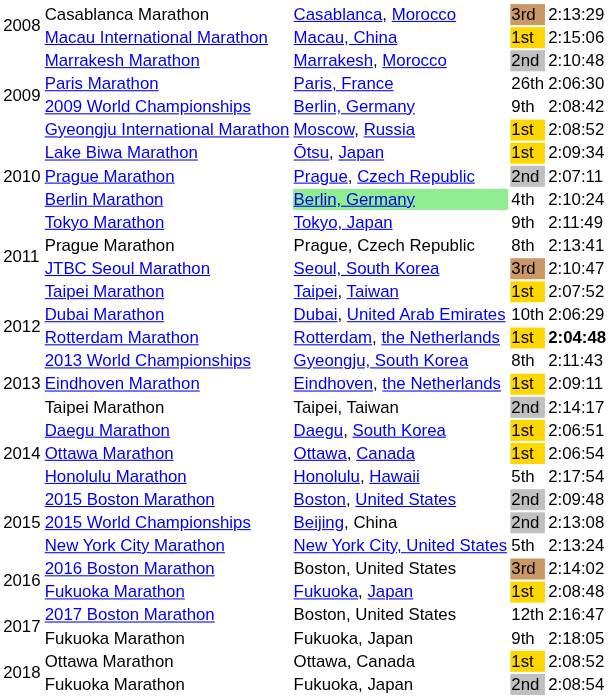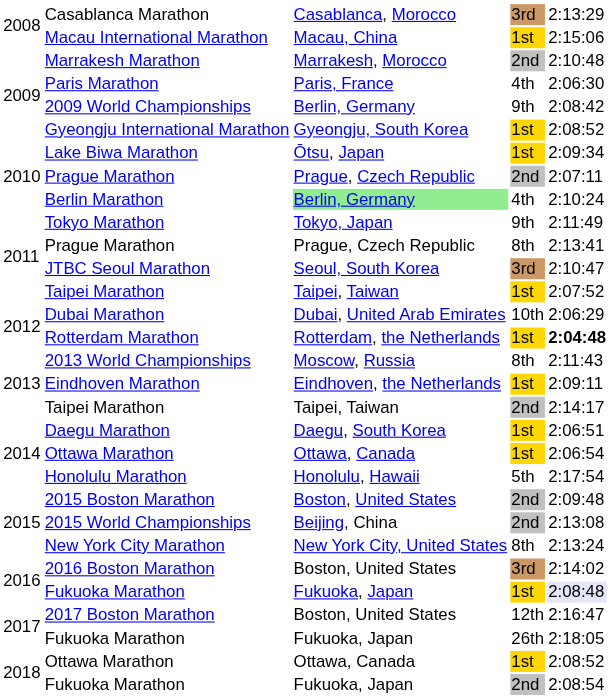(528, 83) 26th -> (523, 83) 4th
(354, 130) Moscow, Russia -> (381, 130) Gyeongju, South Korea
(381, 361) Gyeongju, South Korea -> (354, 361) Moscow, Russia
(523, 545) 5th -> (523, 545) 8th
(576, 592) no background -> (576, 592) lavender background
(523, 638) 9th -> (528, 638) 26th
